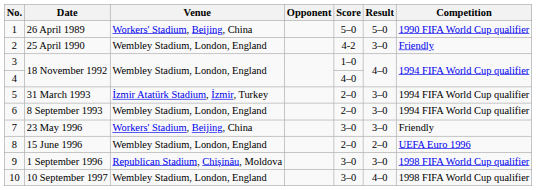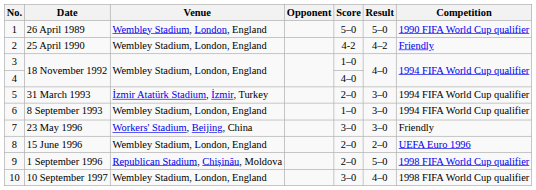(182, 29) Workers' Stadium, Beijing, China -> (190, 29) Wembley Stadium, London, England
(380, 45) 3–0 -> (380, 45) 4–2
(348, 111) 2–0 -> (348, 111) 1–0
(348, 161) 3–0 -> (348, 161) 2–0
(380, 161) 3–0 -> (380, 161) 5–0
